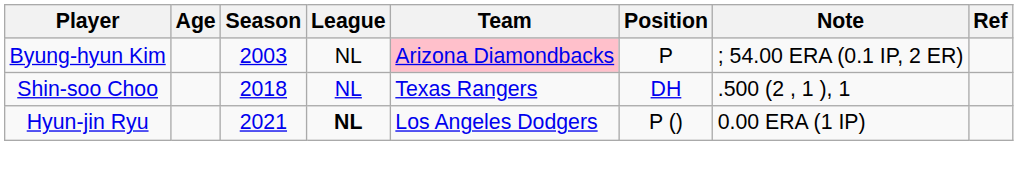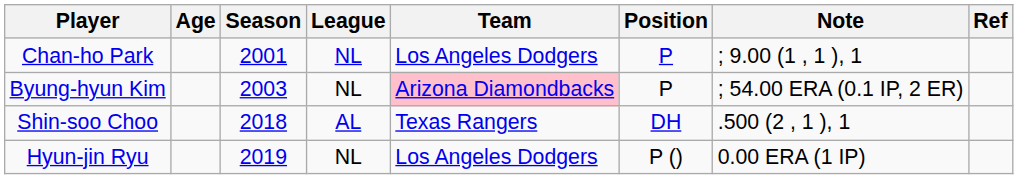+ row: (88, 55)
(348, 88) NL -> (348, 122) AL
(263, 122) 2021 -> (263, 156) 2019
(348, 122) bold -> (348, 156) normal
